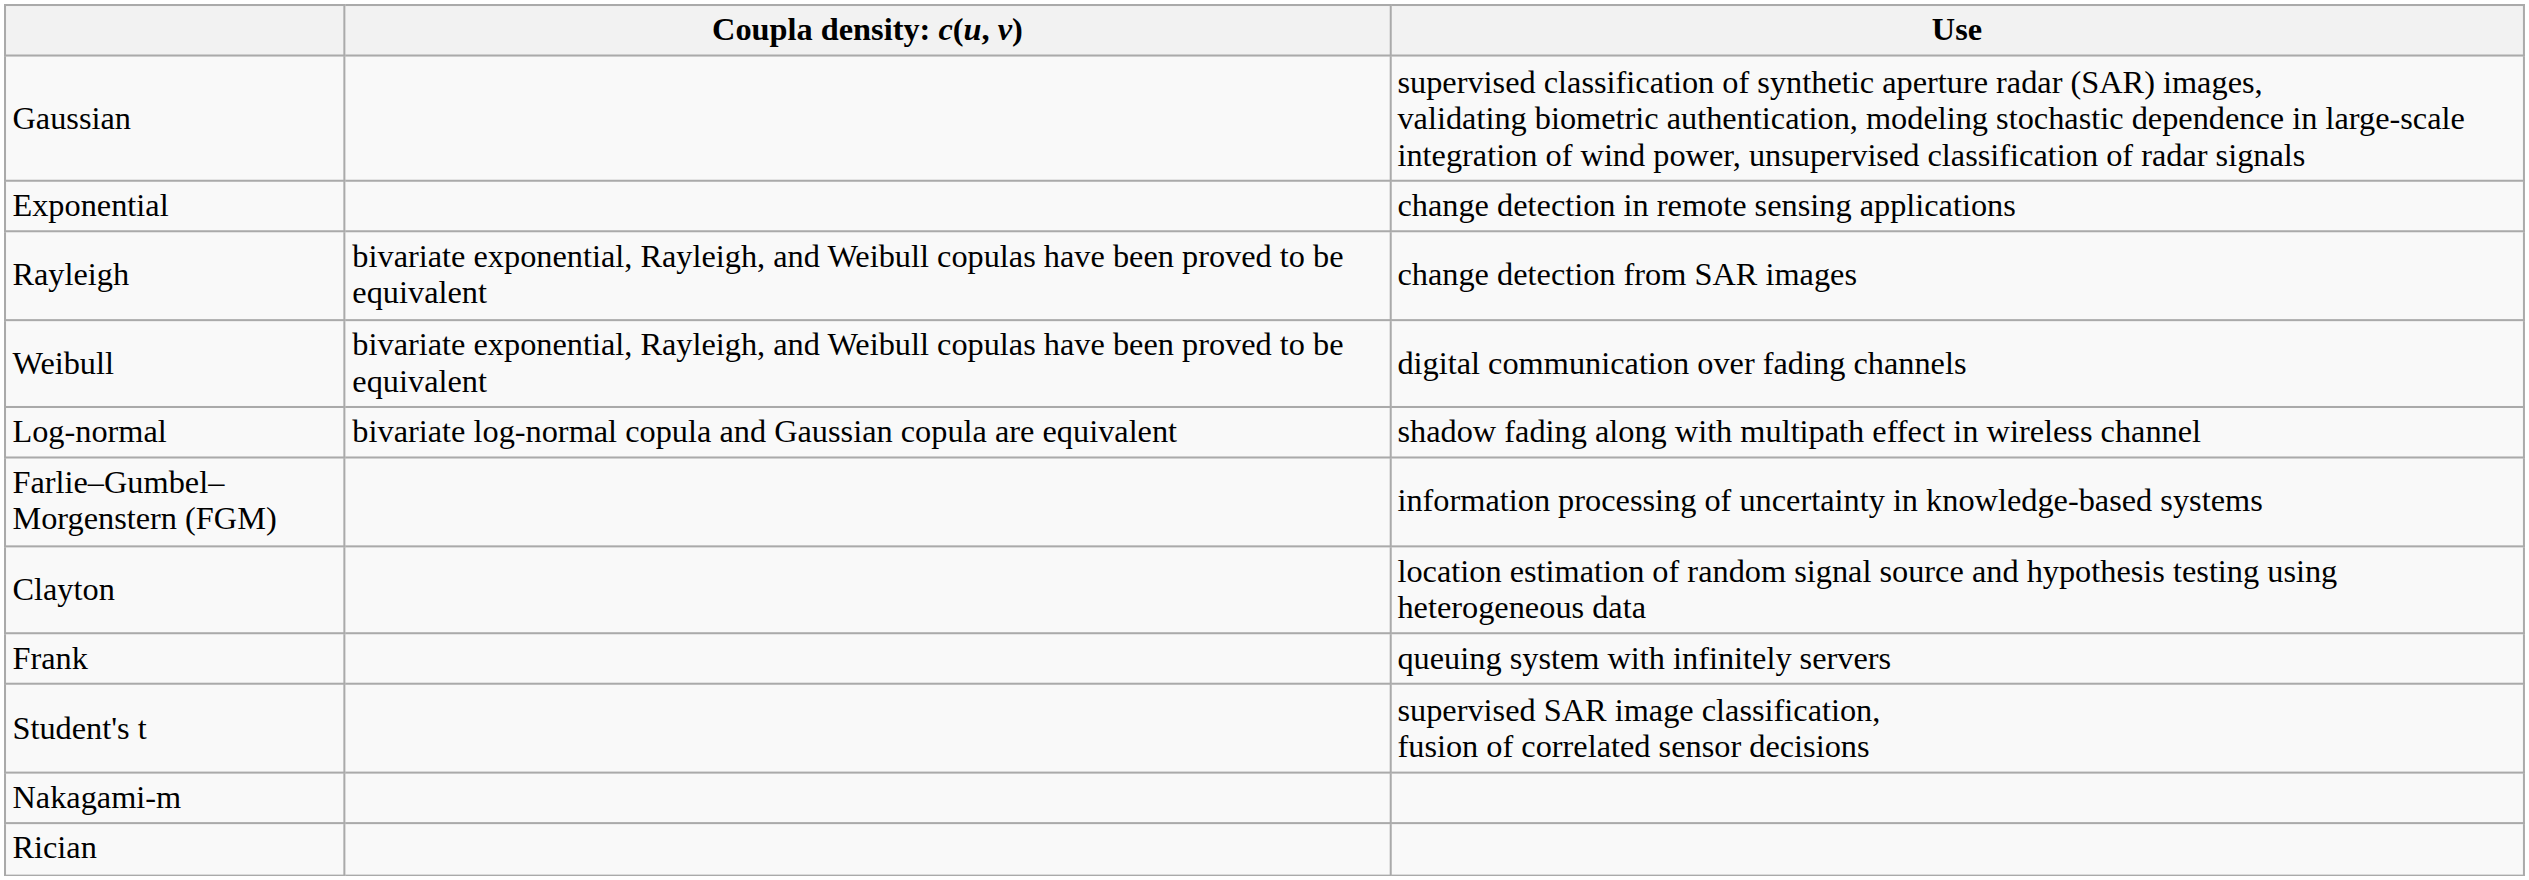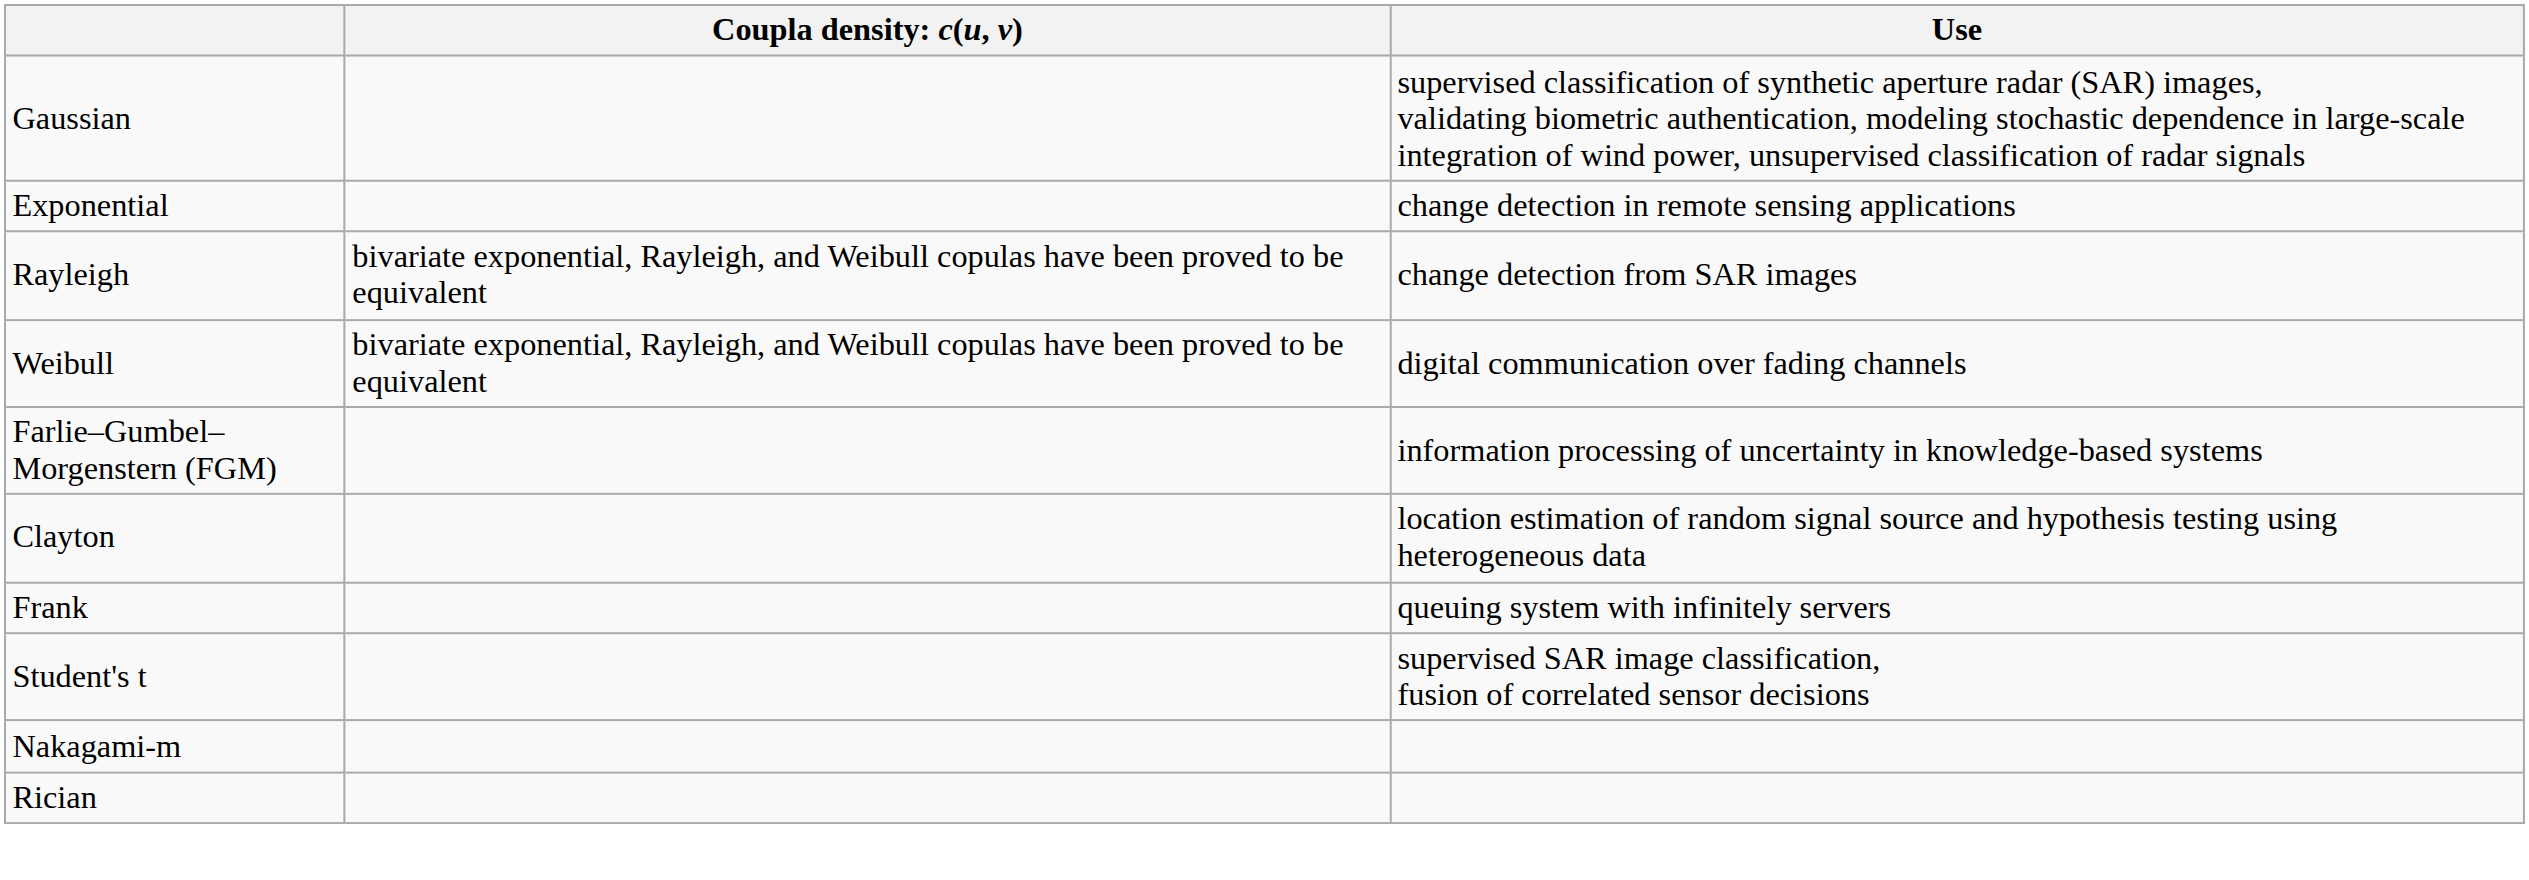- row: (90, 431)
